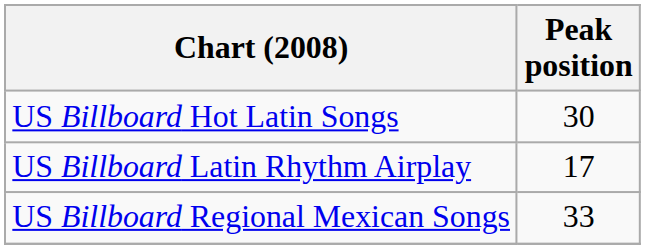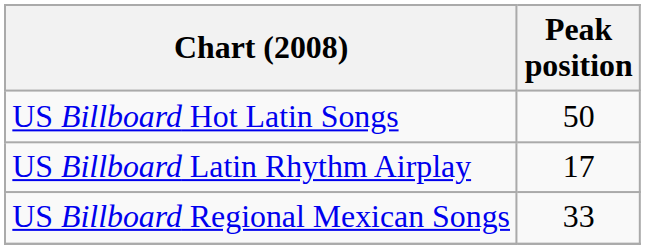(579, 116) 30 -> (579, 116) 50
